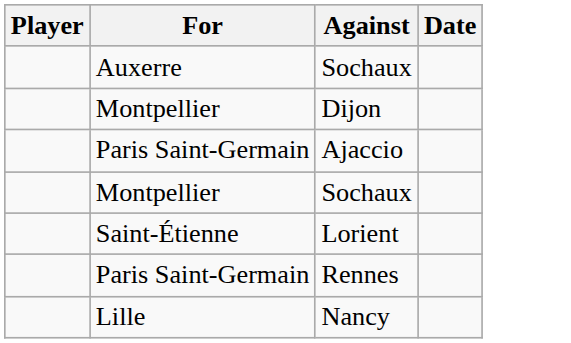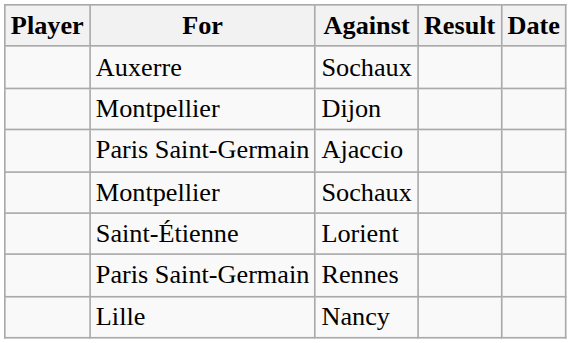+ column: (460, 25)
